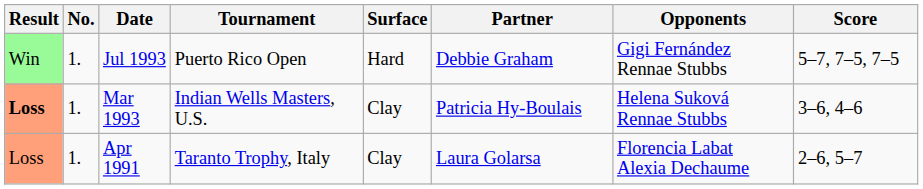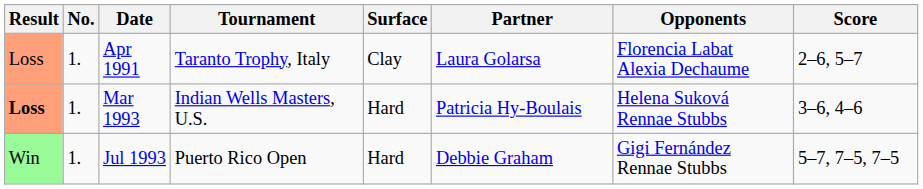rows swapped: (121, 158) <-> (134, 58)
(385, 108) Clay -> (386, 108) Hard
